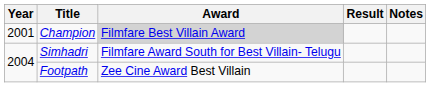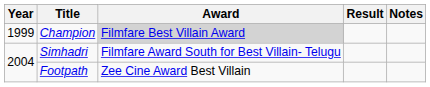(21, 33) 2001 -> (21, 33) 1999
